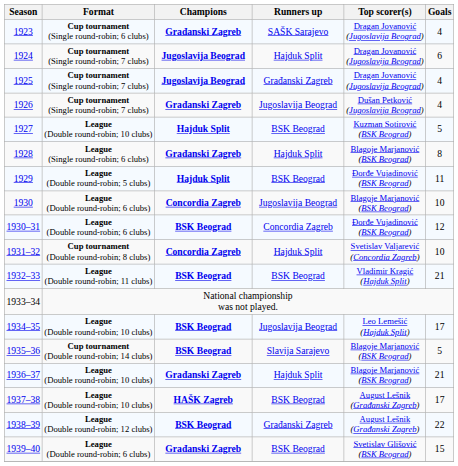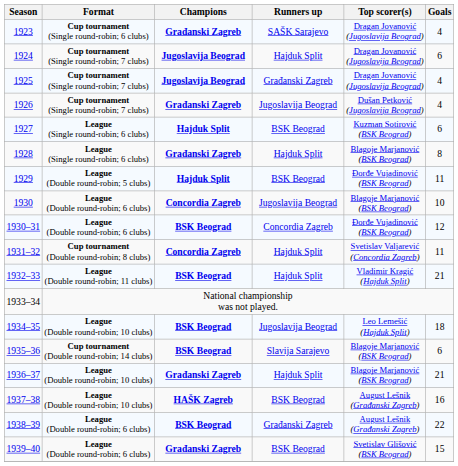(98, 129) League (Double round-robin; 10 clubs) -> (98, 129) League (Single round-robin; 6 clubs)
(440, 129) 5 -> (440, 129) 6
(440, 252) 10 -> (440, 252) 11
(298, 276) BSK Beograd -> (298, 276) Hajduk Split
(440, 326) 17 -> (440, 326) 18
(440, 351) 5 -> (440, 351) 6
(440, 400) 17 -> (440, 400) 16
(98, 424) League (Double round-robin; 12 clubs) -> (98, 424) League (Double round-robin; 6 clubs)
